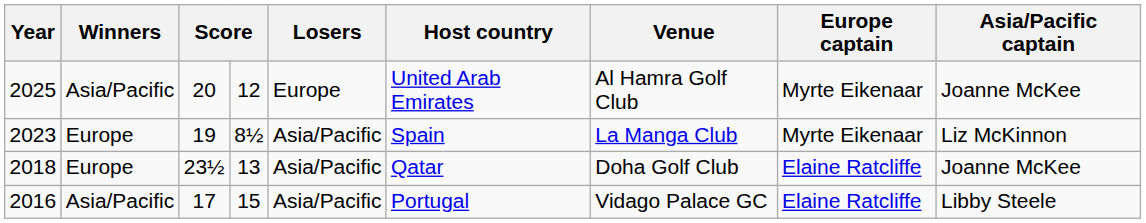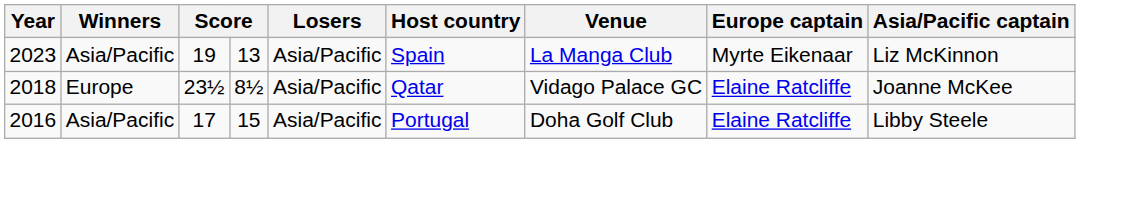- row: (33, 89)
(100, 134) Europe -> (120, 54) Asia/Pacific
(249, 134) 8½ -> (249, 54) 13
(249, 168) 13 -> (249, 87) 8½
(667, 168) Doha Golf Club -> (616, 87) Vidago Palace GC
(681, 201) Vidago Palace GC -> (602, 120) Doha Golf Club
